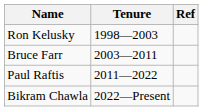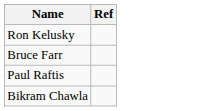- column: (132, 14)
